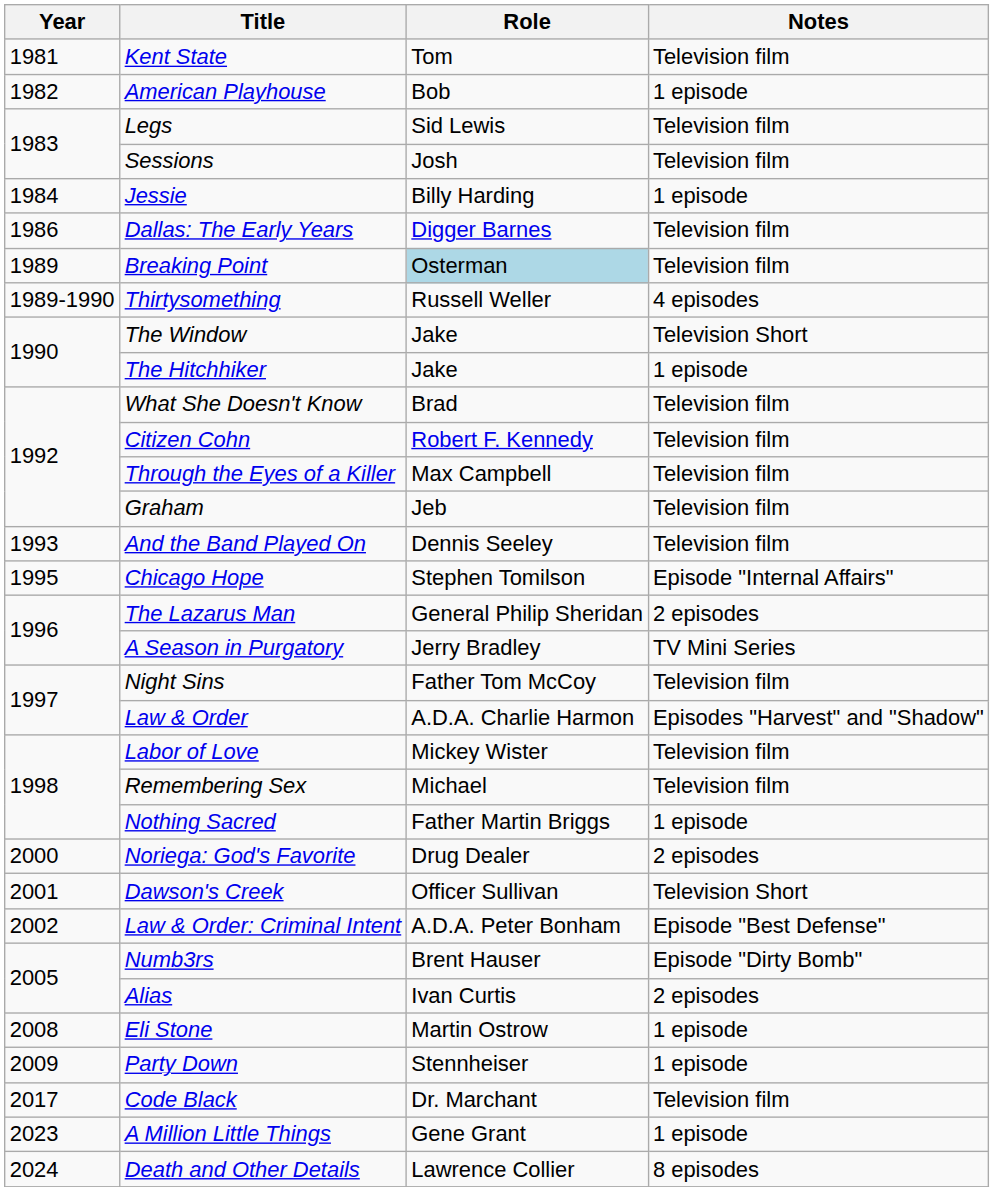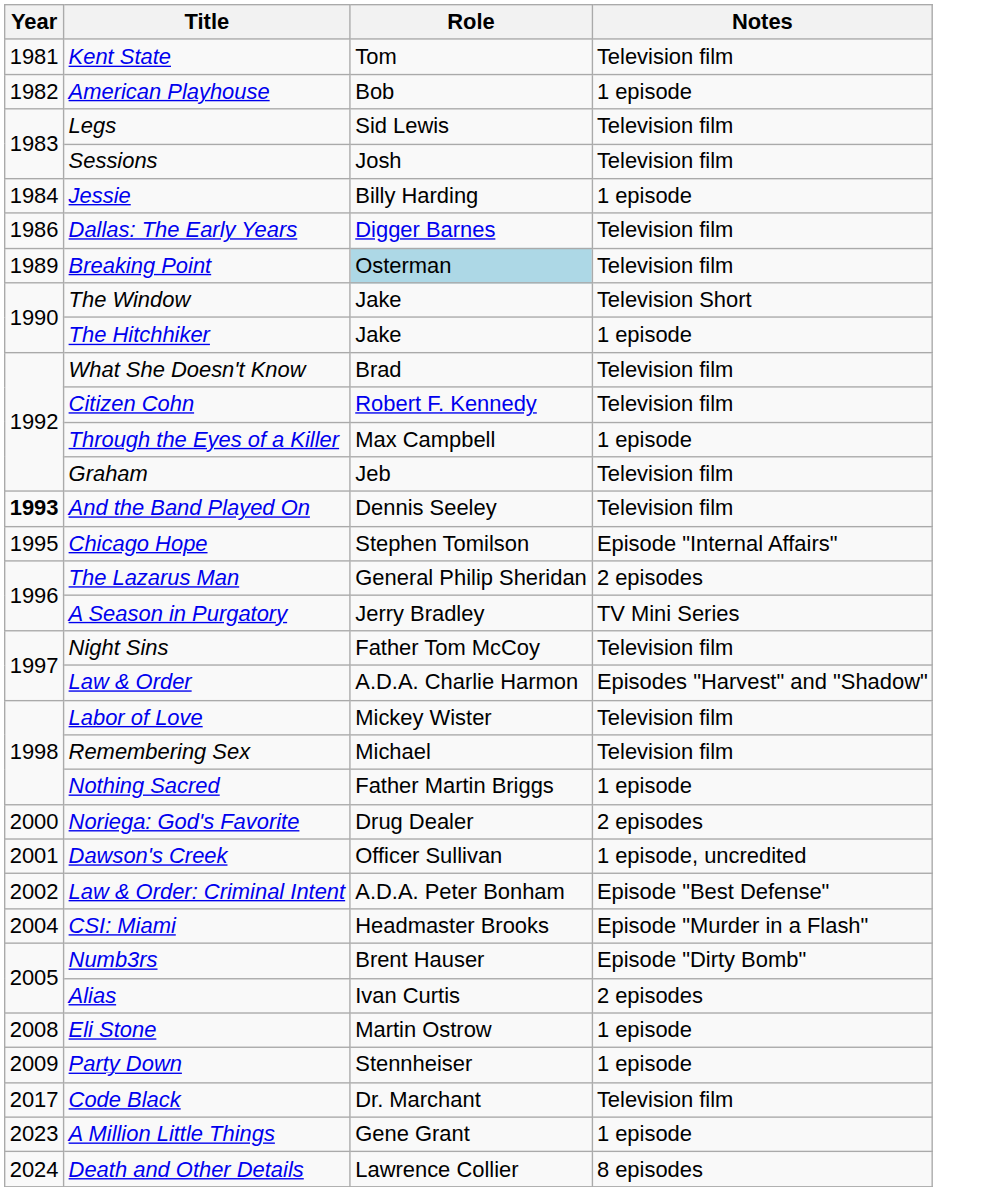- row: (203, 299)
(721, 473) Television film -> (644, 439) 1 episode
(34, 543) normal -> (34, 508) bold
(730, 890) Television Short -> (702, 856) 1 episode, uncredited
+ row: (122, 925)
